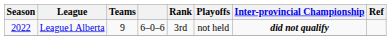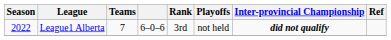(122, 27) 9 -> (122, 27) 7
